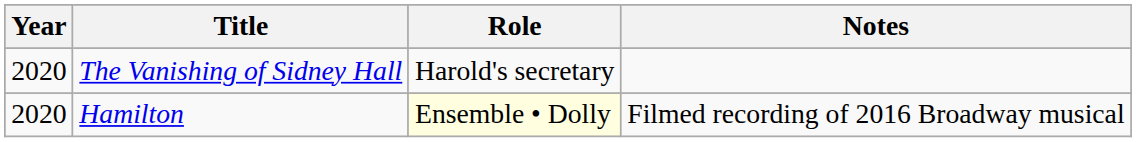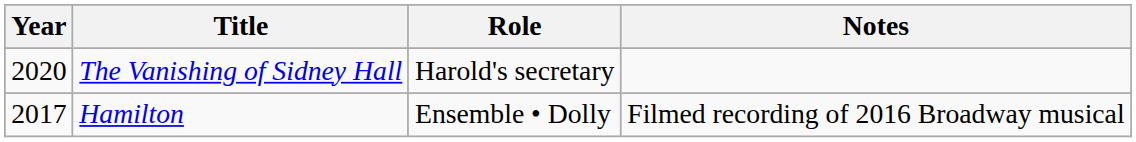(39, 114) 2020 -> (39, 114) 2017
(513, 114) lightyellow background -> (513, 114) no background
